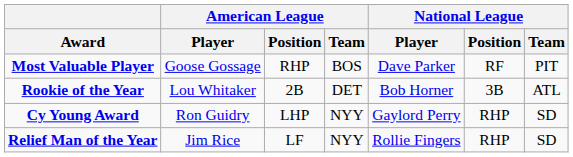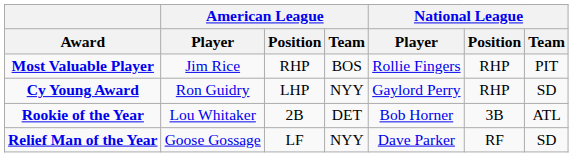(213, 66) Goose Gossage -> (213, 66) Jim Rice
(416, 66) Dave Parker -> (416, 66) Rollie Fingers
(494, 66) RF -> (494, 66) RHP
rows swapped: (83, 115) <-> (83, 90)
(213, 139) Jim Rice -> (213, 139) Goose Gossage
(416, 139) Rollie Fingers -> (416, 139) Dave Parker
(494, 139) RHP -> (494, 139) RF
